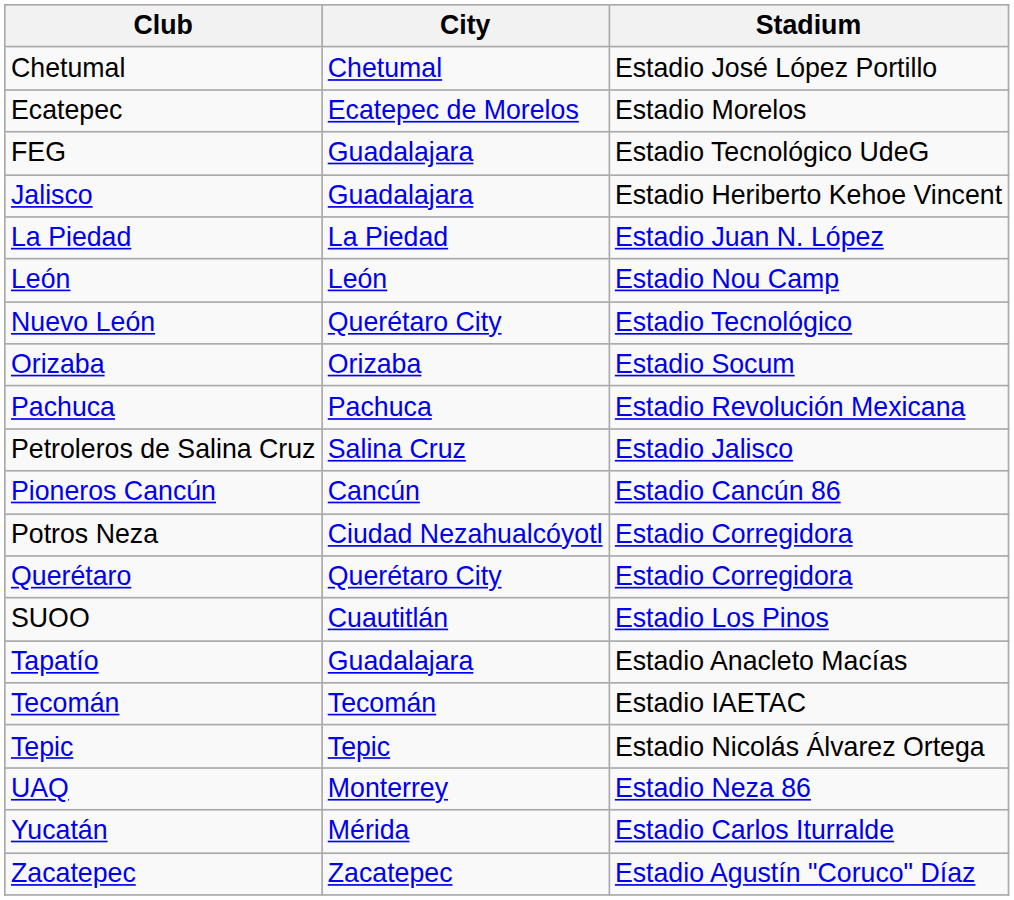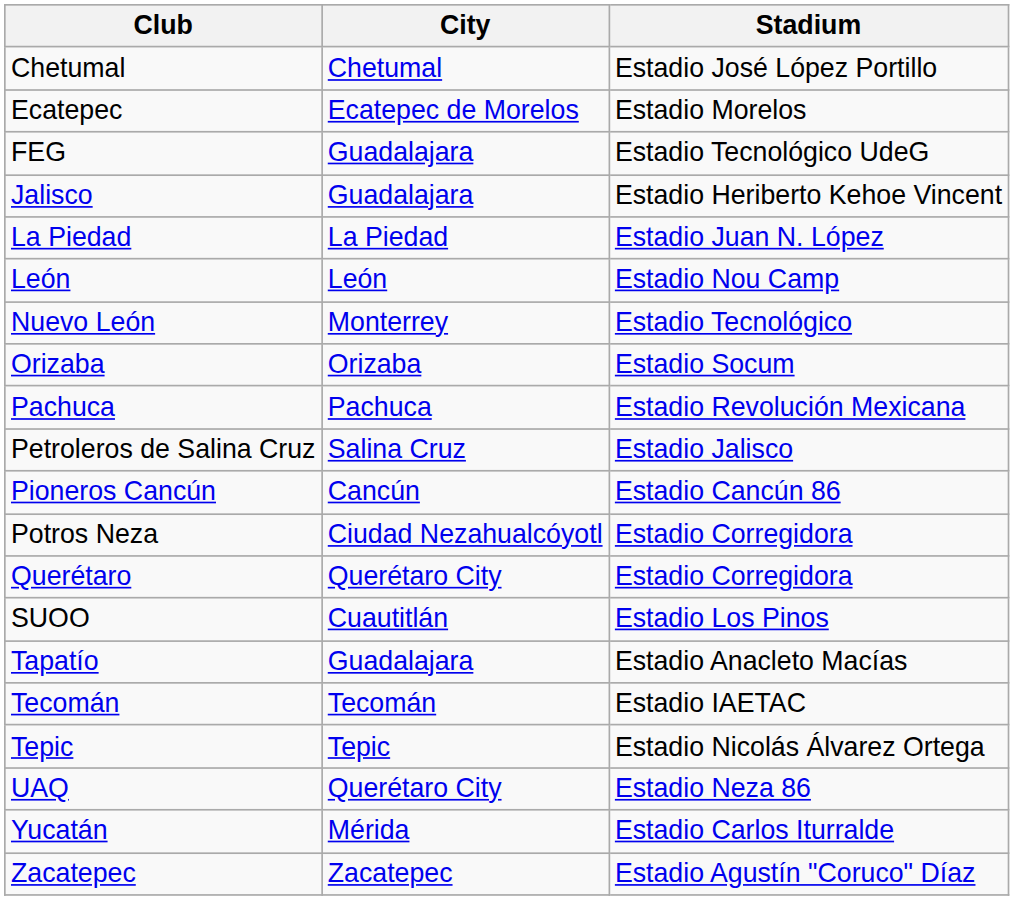(415, 322) Querétaro City -> (388, 322) Monterrey
(388, 788) Monterrey -> (415, 788) Querétaro City
